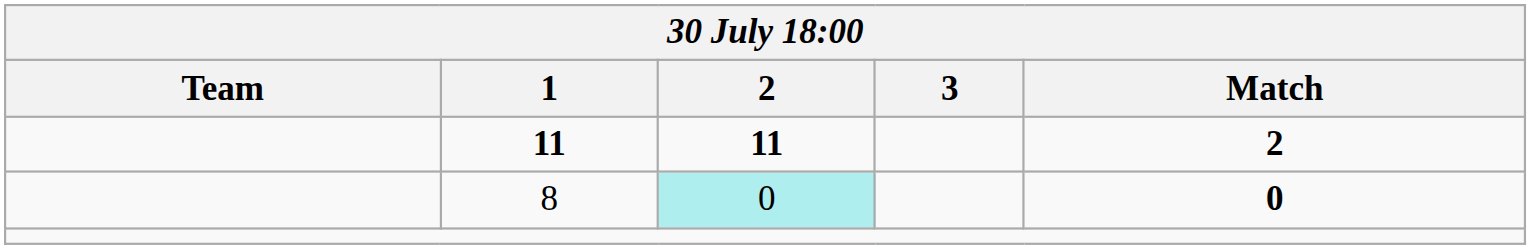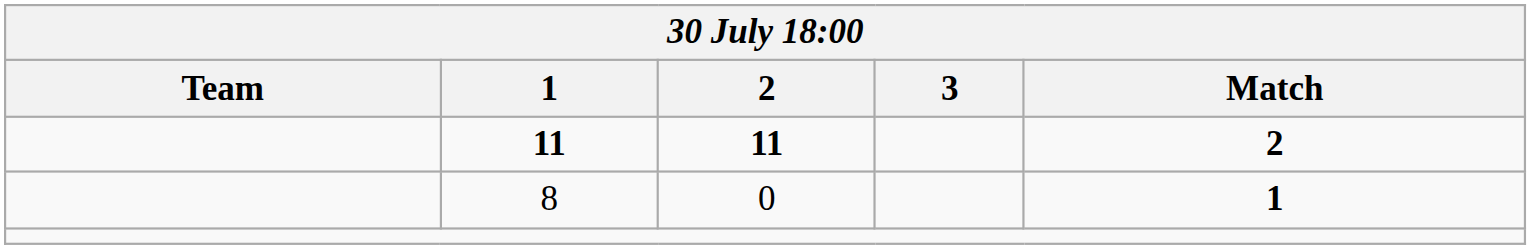(767, 198) paleturquoise background -> (767, 198) no background
(1275, 198) 0 -> (1275, 198) 1
